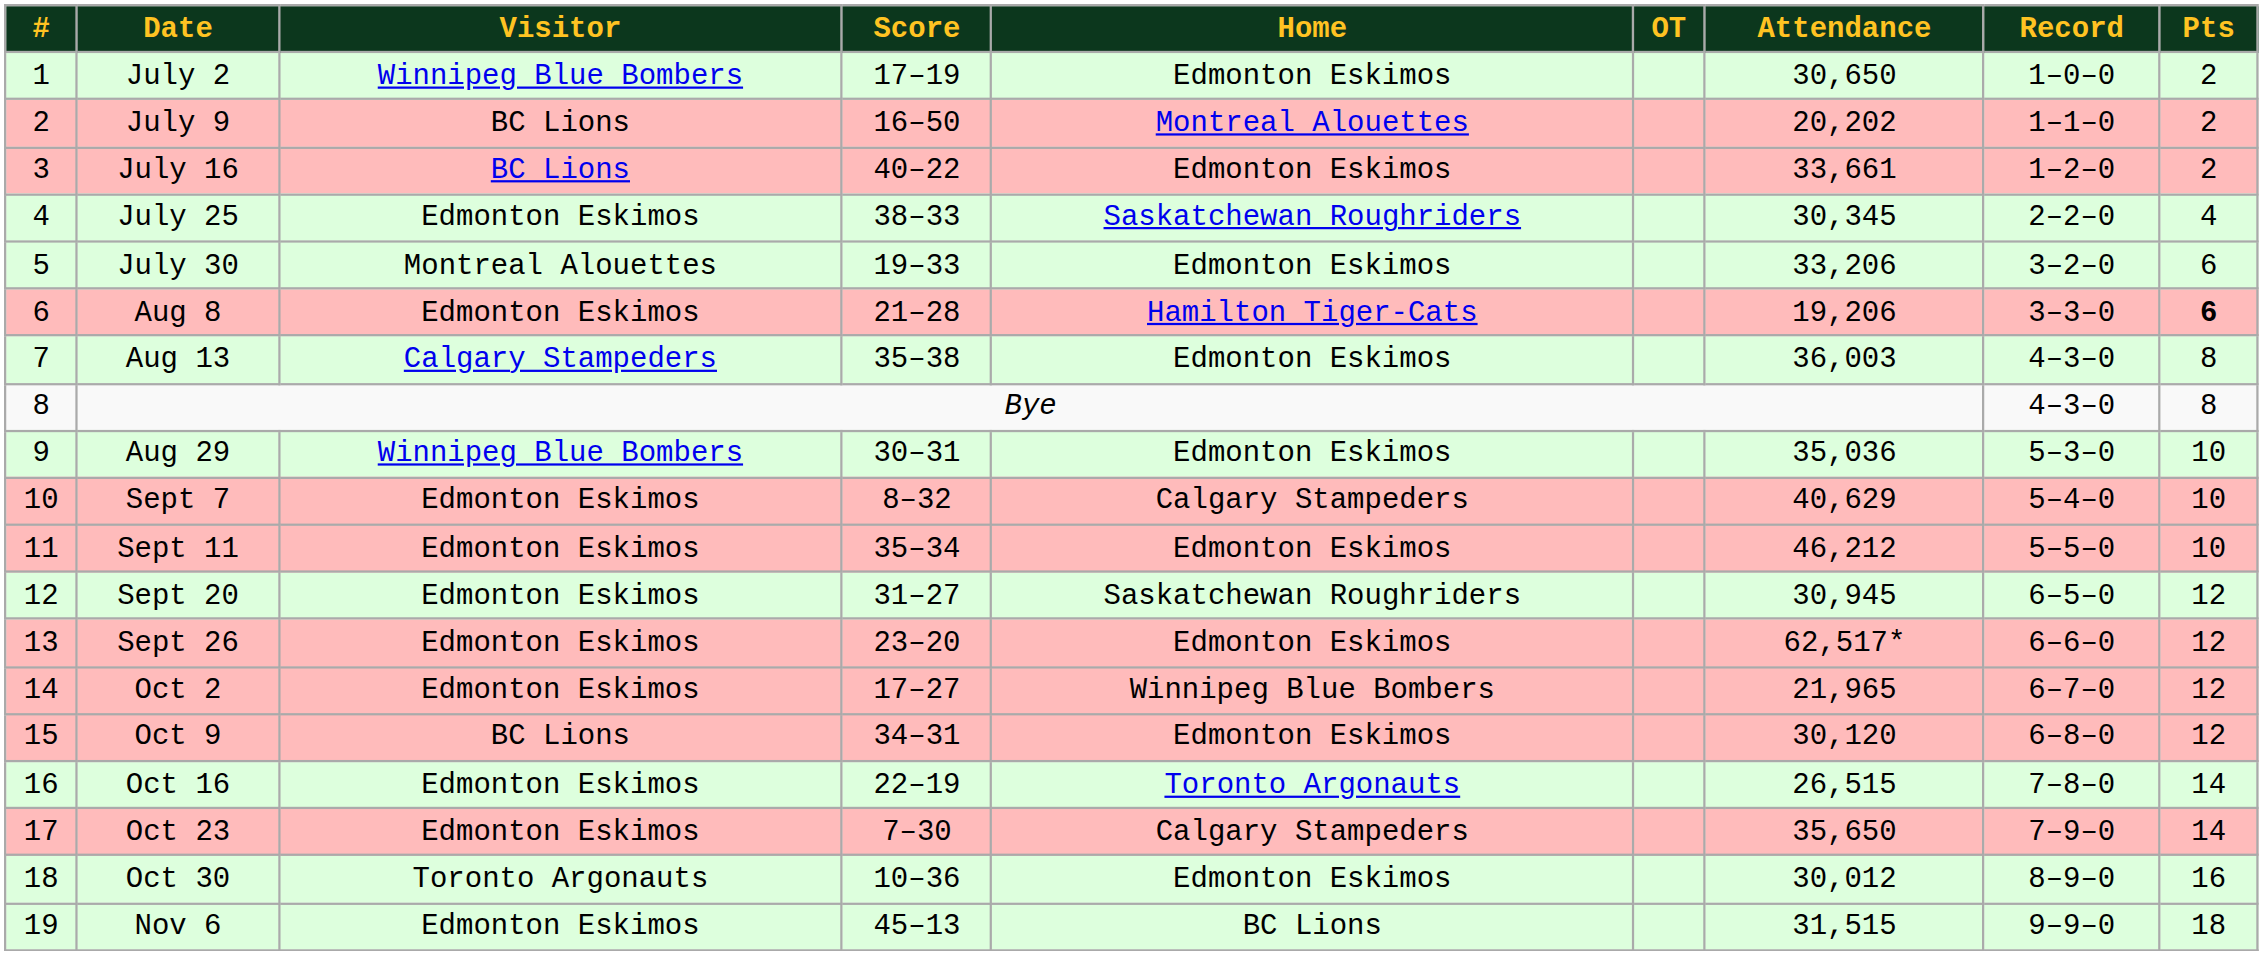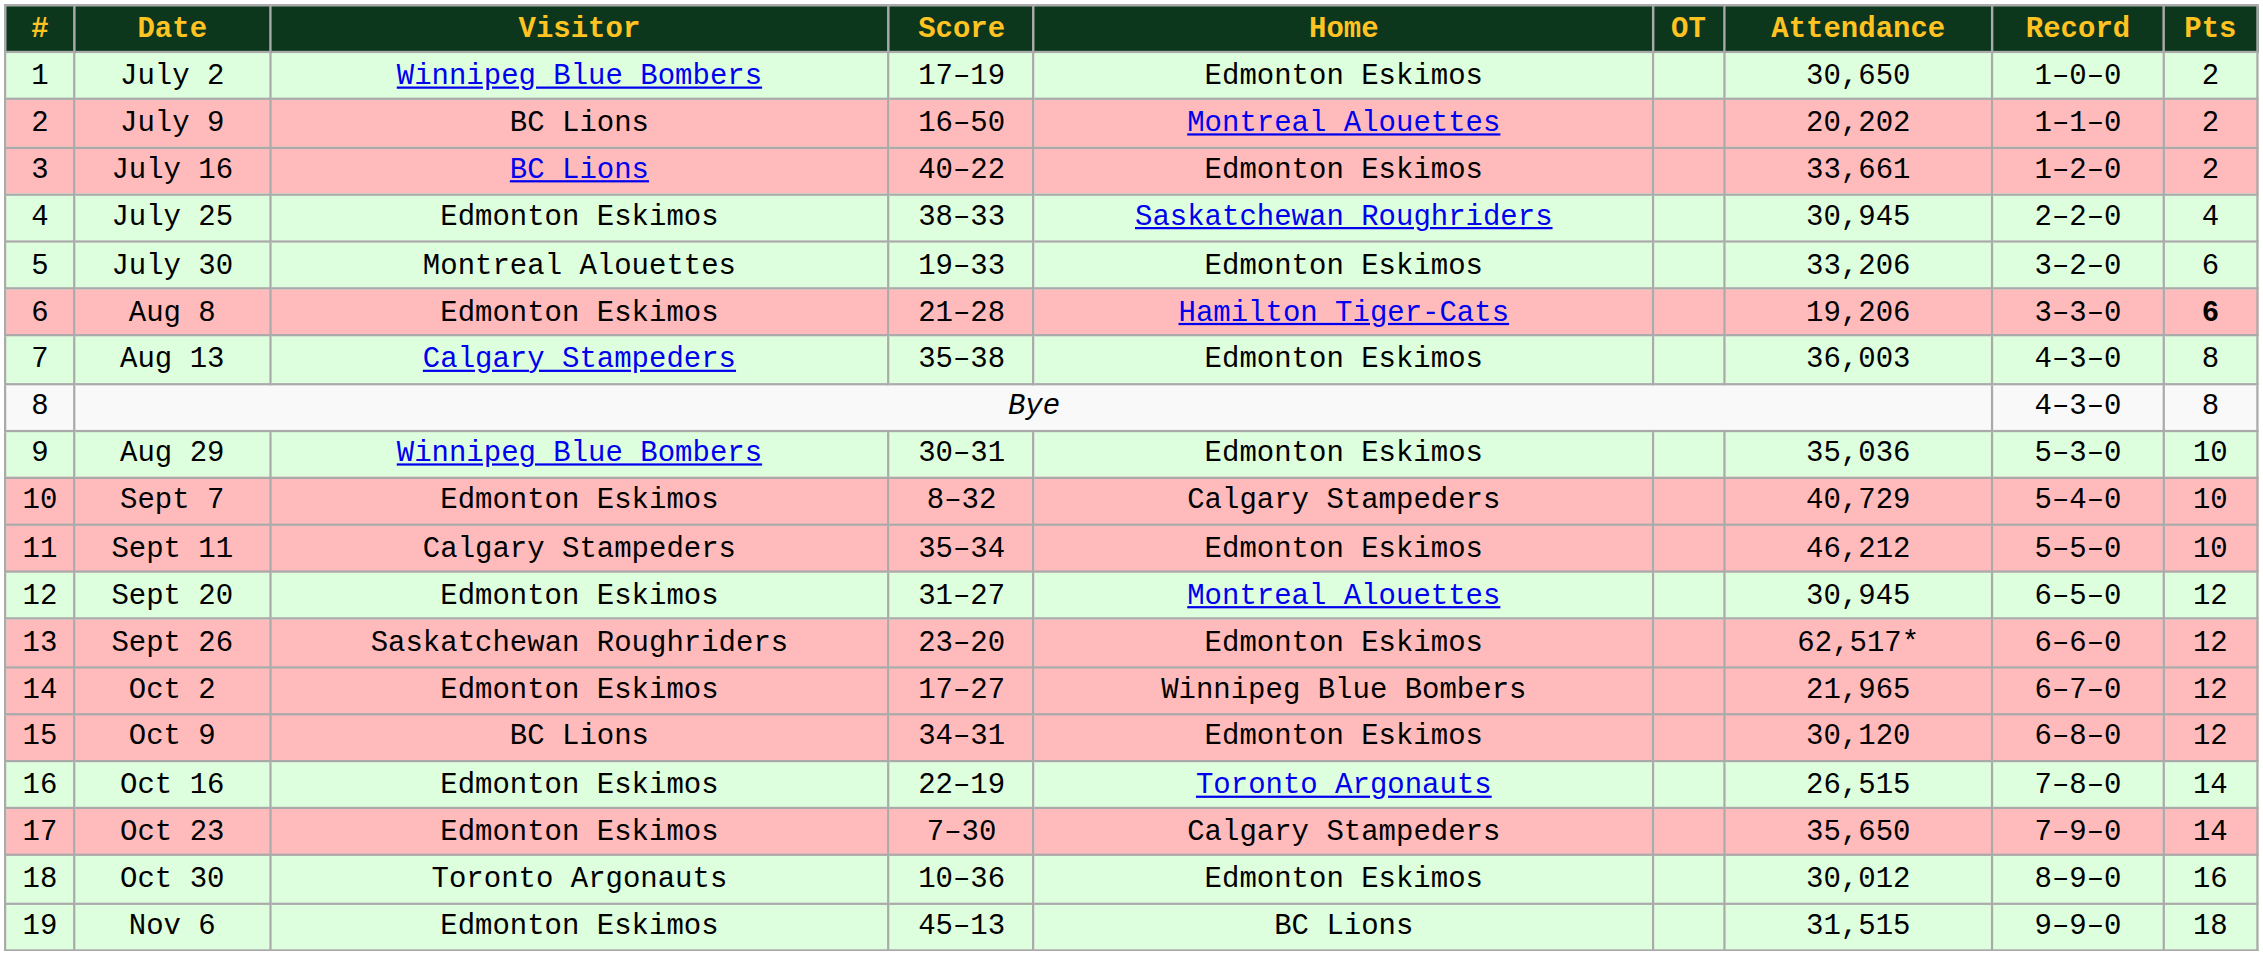(1844, 218) 30,345 -> (1858, 218) 30,945
(1844, 501) 40,629 -> (1858, 501) 40,729
(560, 548) Edmonton Eskimos -> (579, 548) Calgary Stampeders
(1312, 596) Saskatchewan Roughriders -> (1344, 596) Montreal Alouettes
(560, 643) Edmonton Eskimos -> (579, 643) Saskatchewan Roughriders
